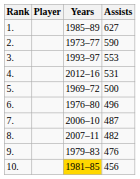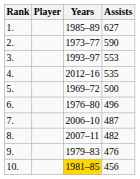(111, 74) 531 -> (111, 74) 535
